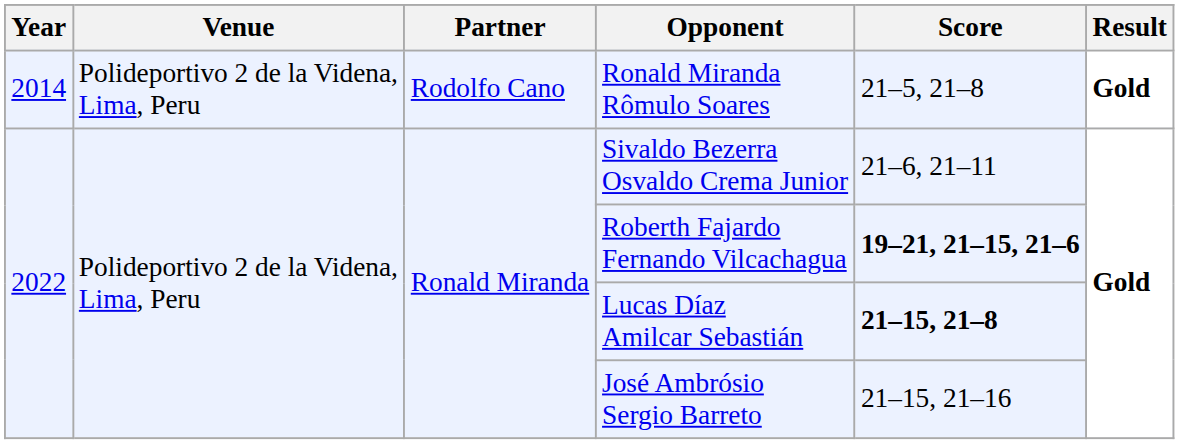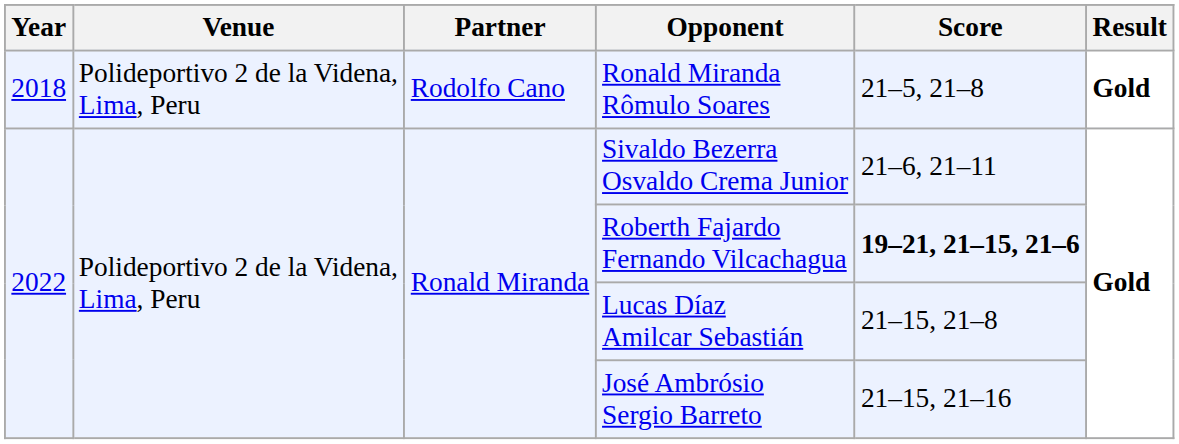(39, 88) 2014 -> (39, 88) 2018
(929, 321) bold -> (929, 321) normal
